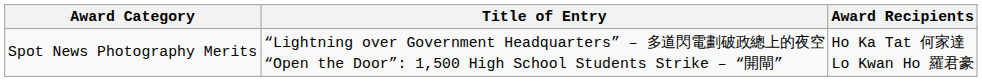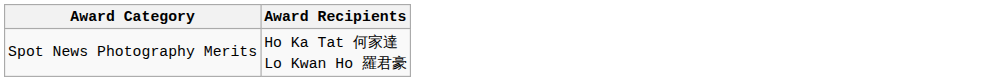- column: (544, 17)
